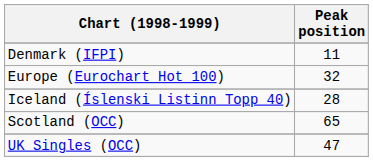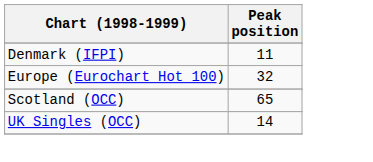- row: (150, 100)
(332, 145) 47 -> (265, 123) 14
